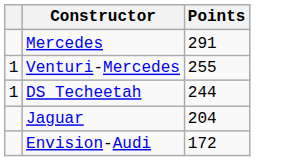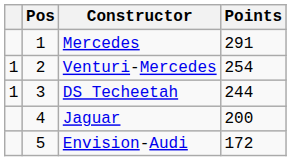+ column: (41, 17)
(202, 68) 255 -> (239, 68) 254
(202, 118) 204 -> (239, 118) 200
